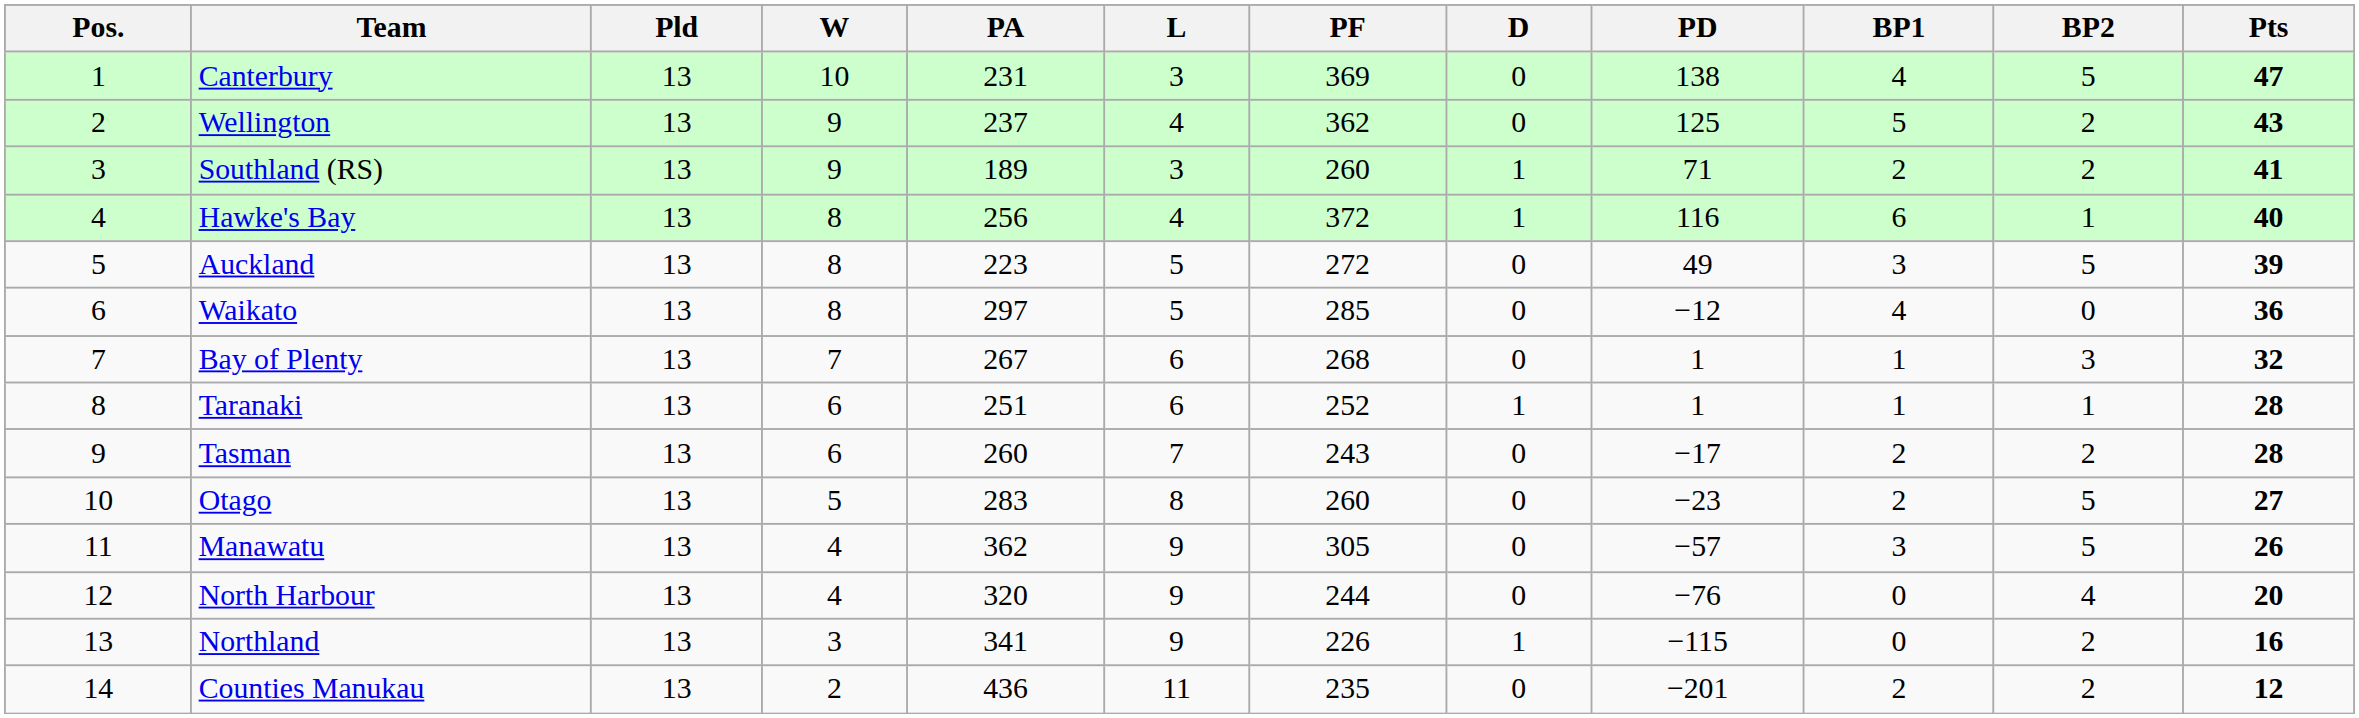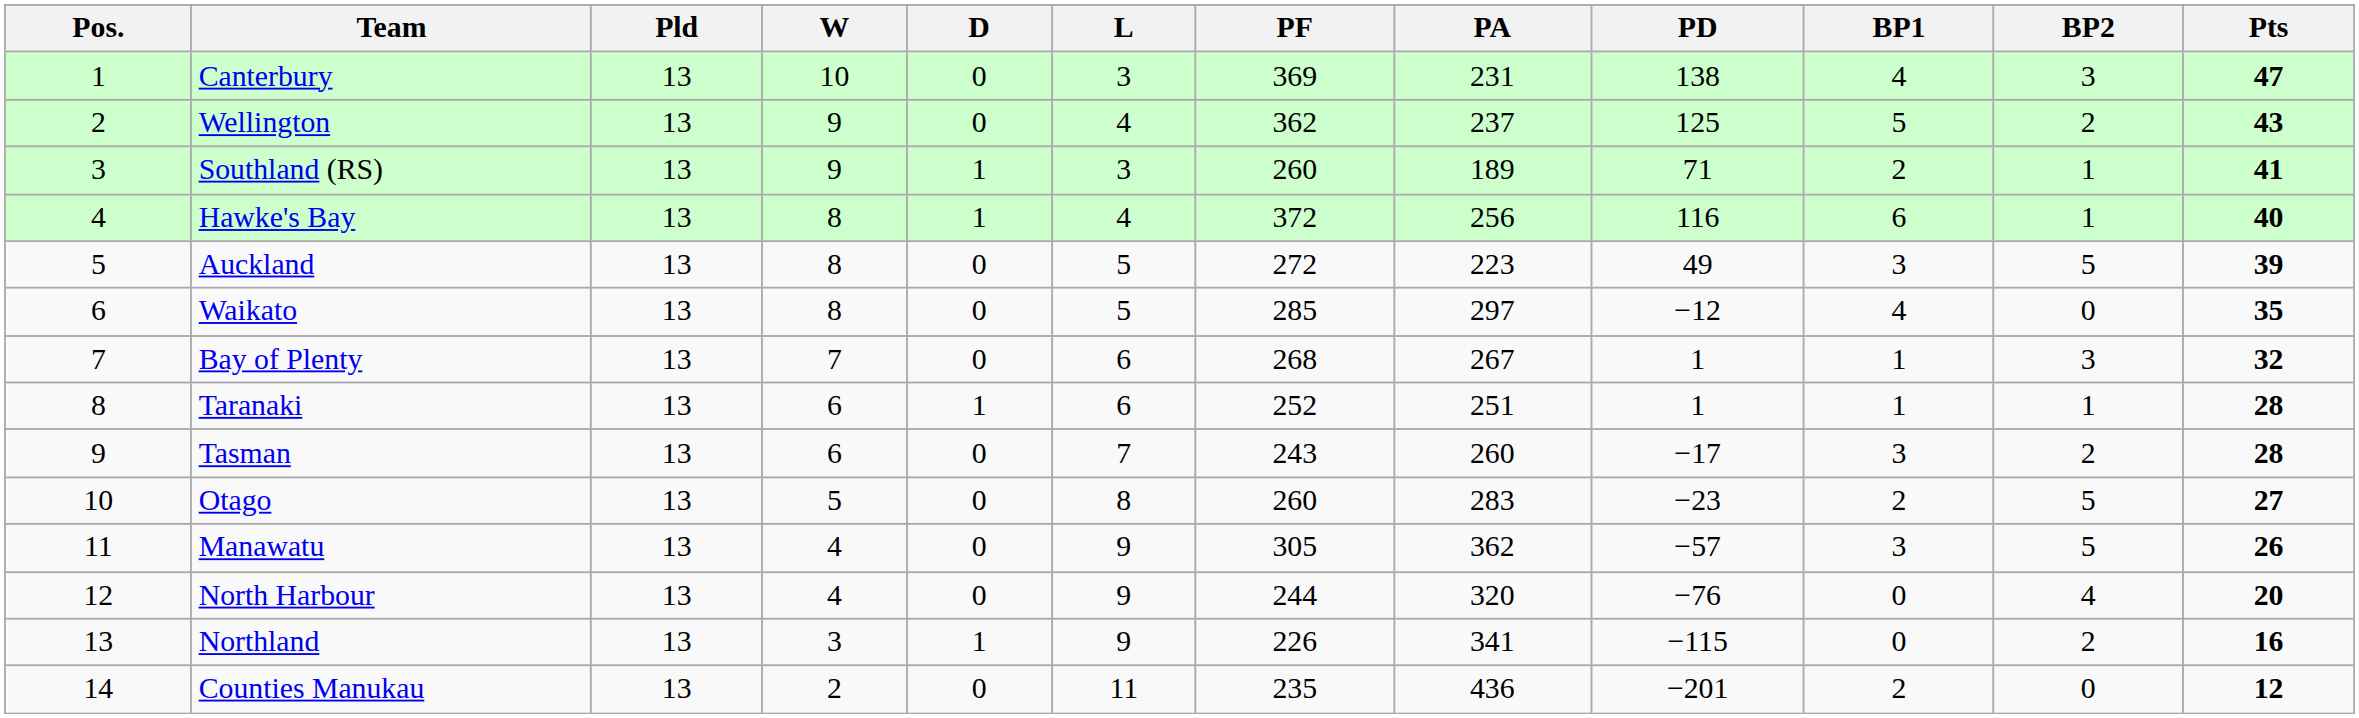columns swapped: (1519, 28) <-> (1006, 28)
(2088, 75) 5 -> (2088, 75) 3
(2088, 169) 2 -> (2088, 169) 1
(2269, 311) 36 -> (2269, 311) 35
(1899, 452) 2 -> (1899, 452) 3
(2088, 688) 2 -> (2088, 688) 0
